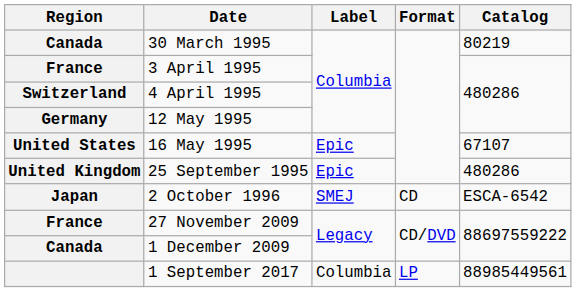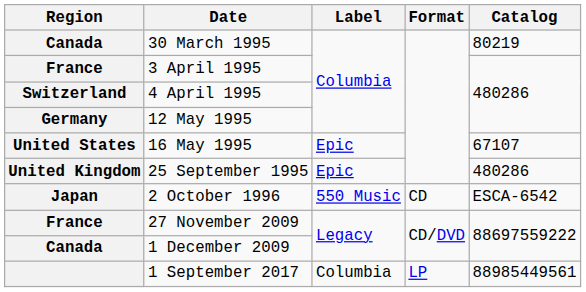(335, 197) SMEJ -> (358, 197) 550 Music
